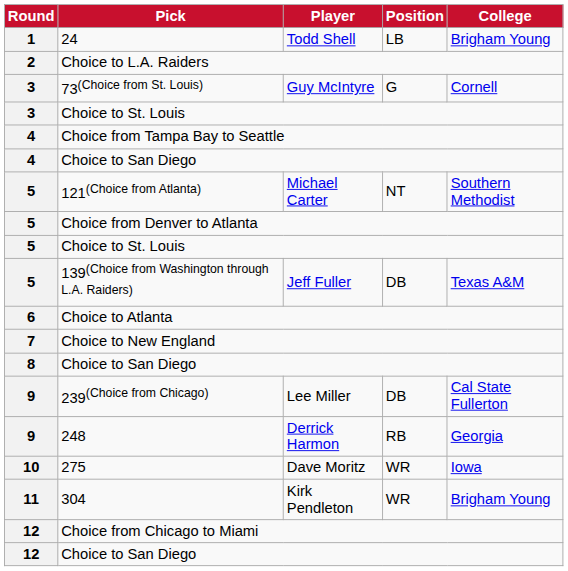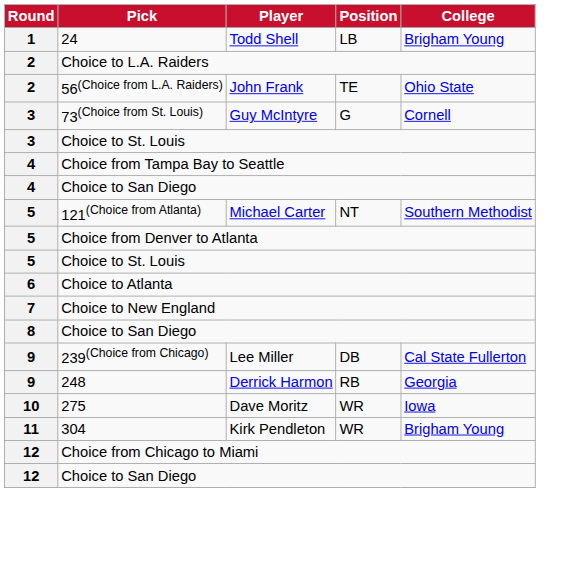+ row: (31, 88)
- row: (31, 282)
